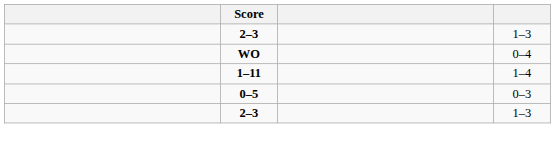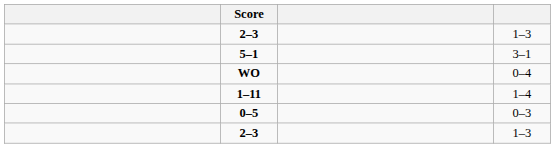+ row: (249, 53)
